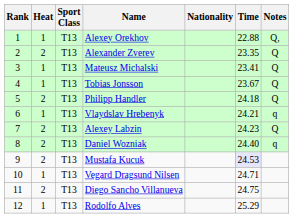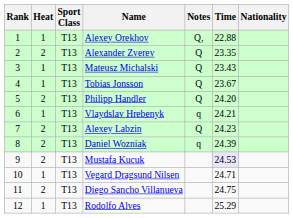columns swapped: (210, 17) <-> (275, 17)
(248, 68) 23.41 -> (225, 68) 23.43
(248, 99) 24.18 -> (225, 99) 24.20
(248, 144) 24.40 -> (225, 144) 24.39
